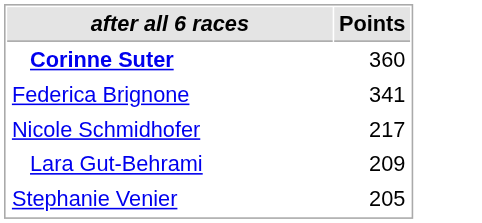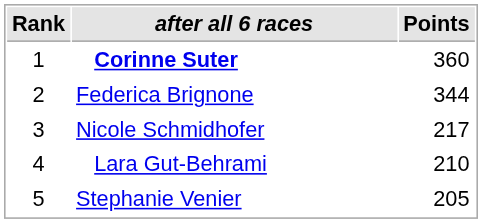+ column: (38, 24)
(387, 95) 341 -> (451, 95) 344
(387, 164) 209 -> (451, 164) 210
